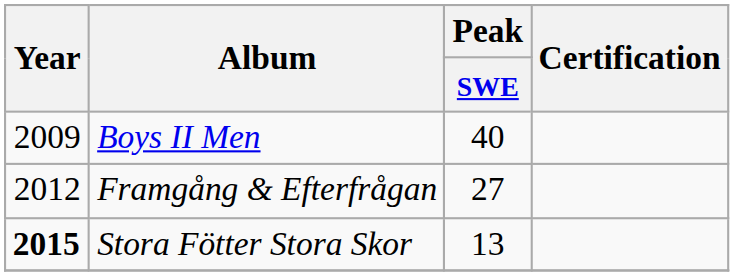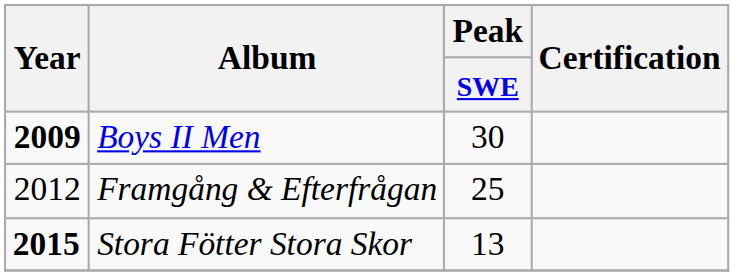(47, 137) normal -> (47, 137) bold
(488, 137) 40 -> (488, 137) 30
(488, 190) 27 -> (488, 190) 25
